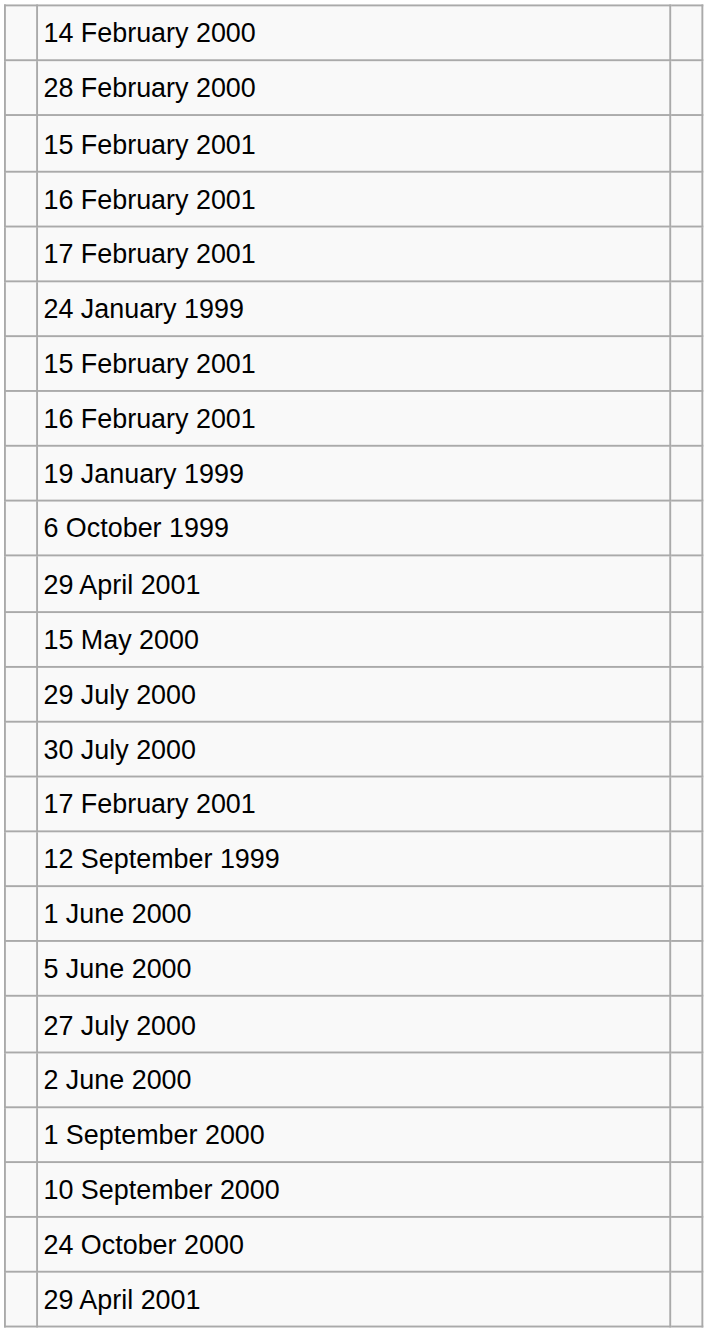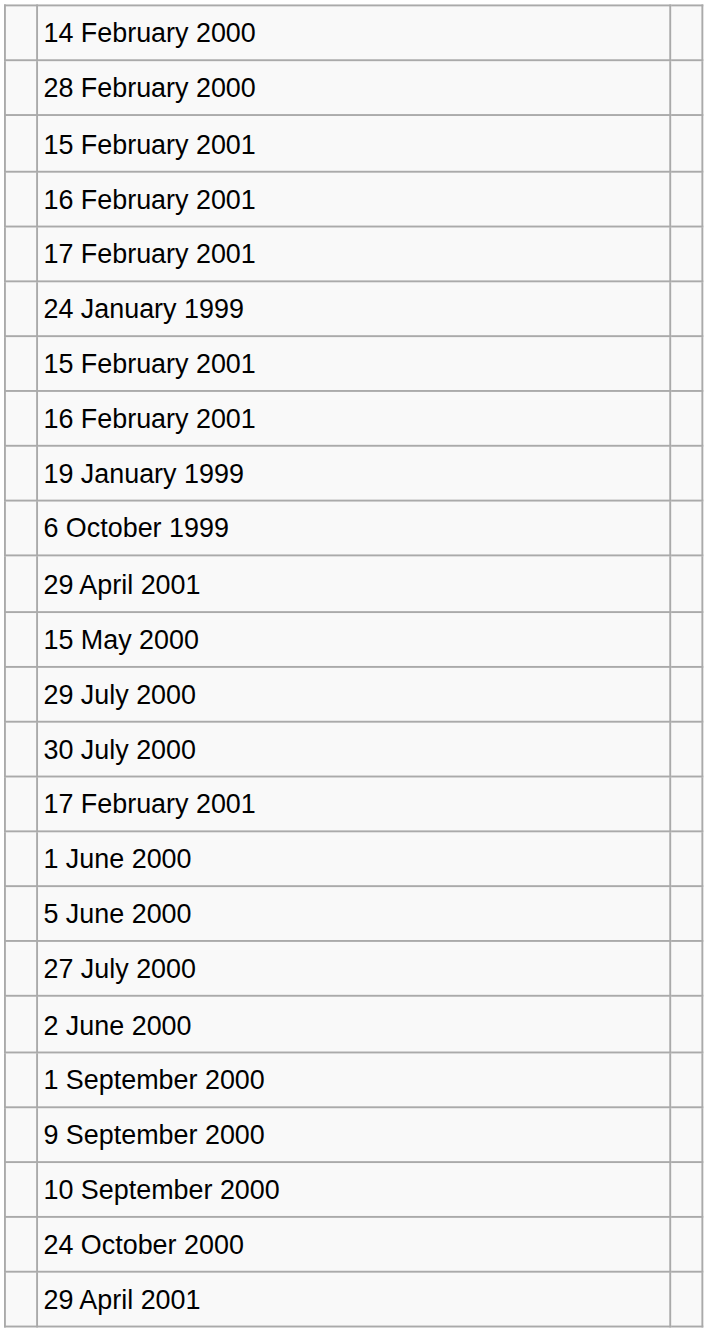- row: (21, 859)
+ row: (21, 1134)
